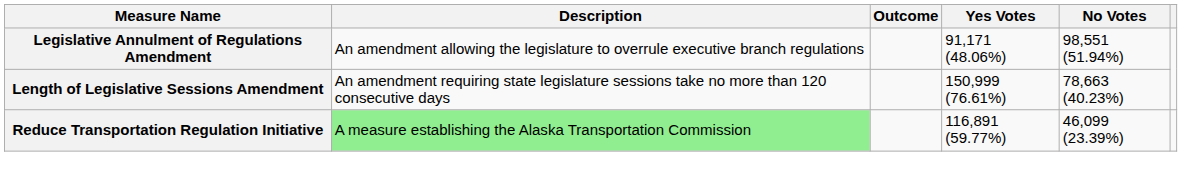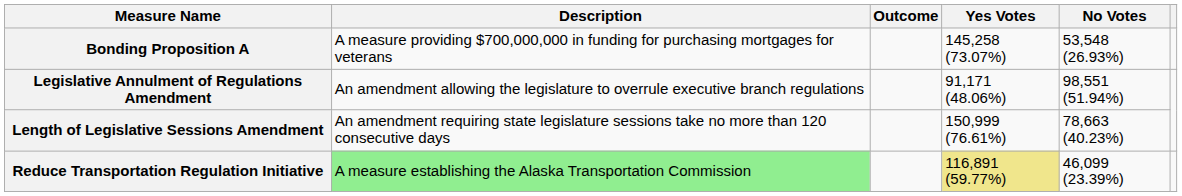+ row: (168, 48)
(976, 130) no background -> (976, 171) khaki background
